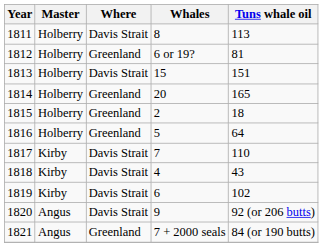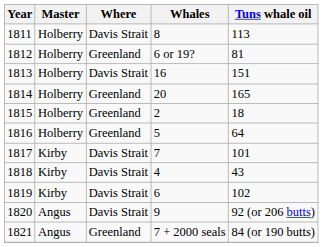(160, 73) 15 -> (160, 73) 16
(241, 152) 110 -> (241, 152) 101
